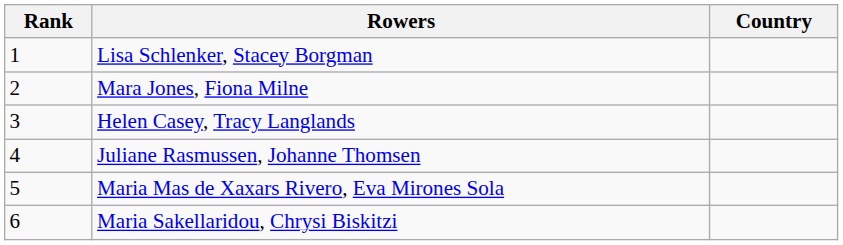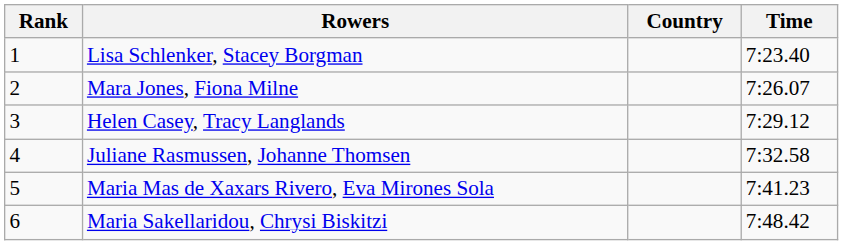+ column: (789, 21)
